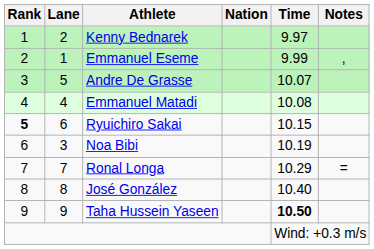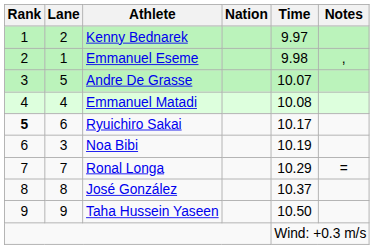(294, 59) 9.99 -> (294, 59) 9.98
(294, 124) 10.15 -> (294, 124) 10.17
(294, 189) 10.40 -> (294, 189) 10.37
(294, 211) bold -> (294, 211) normal
